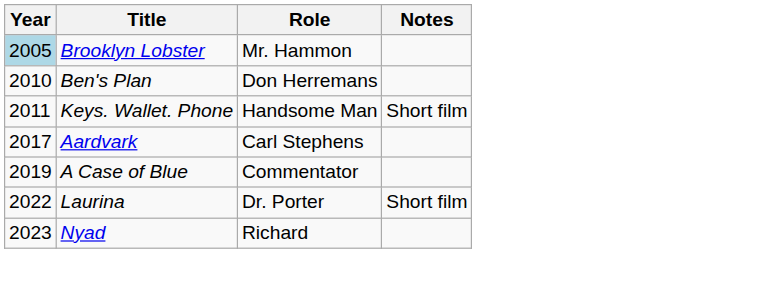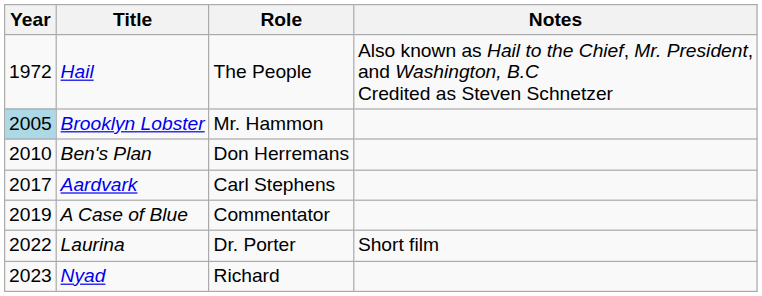+ row: (77, 71)
- row: (147, 111)
